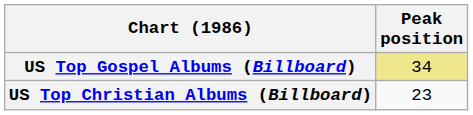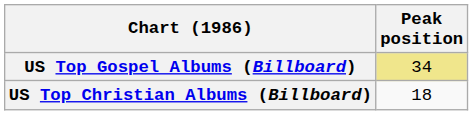(422, 95) 23 -> (422, 95) 18
